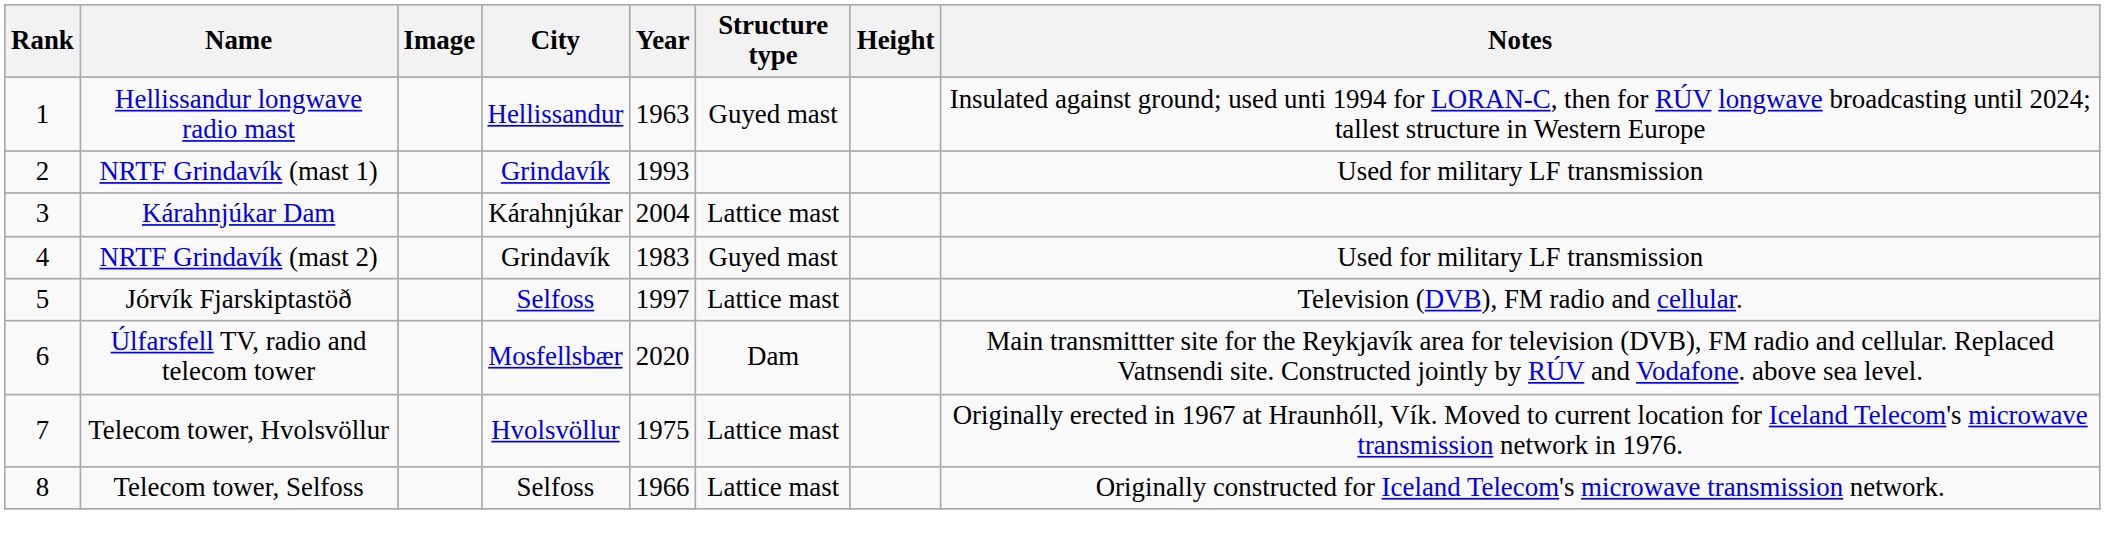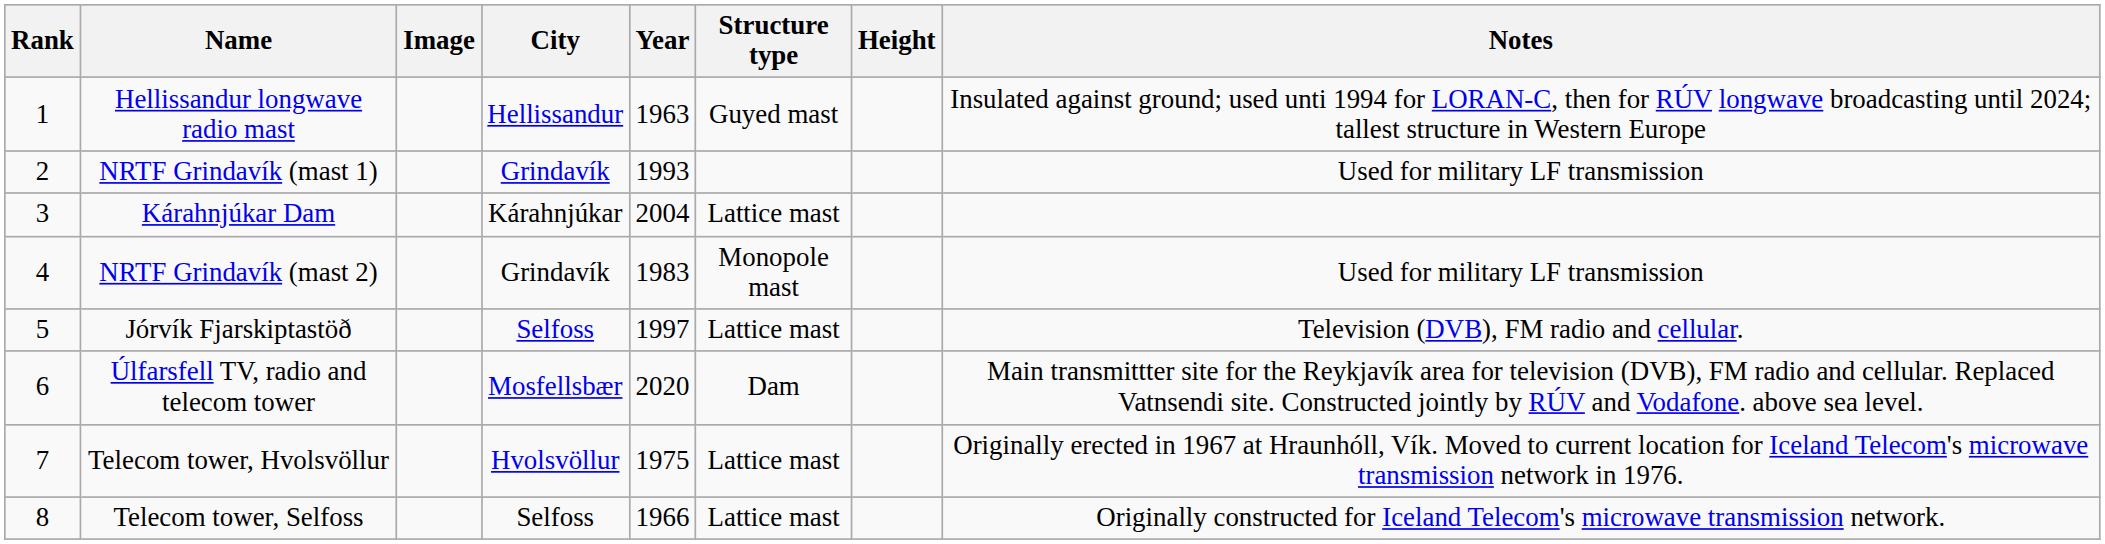(773, 256) Guyed mast -> (774, 271) Monopole mast
